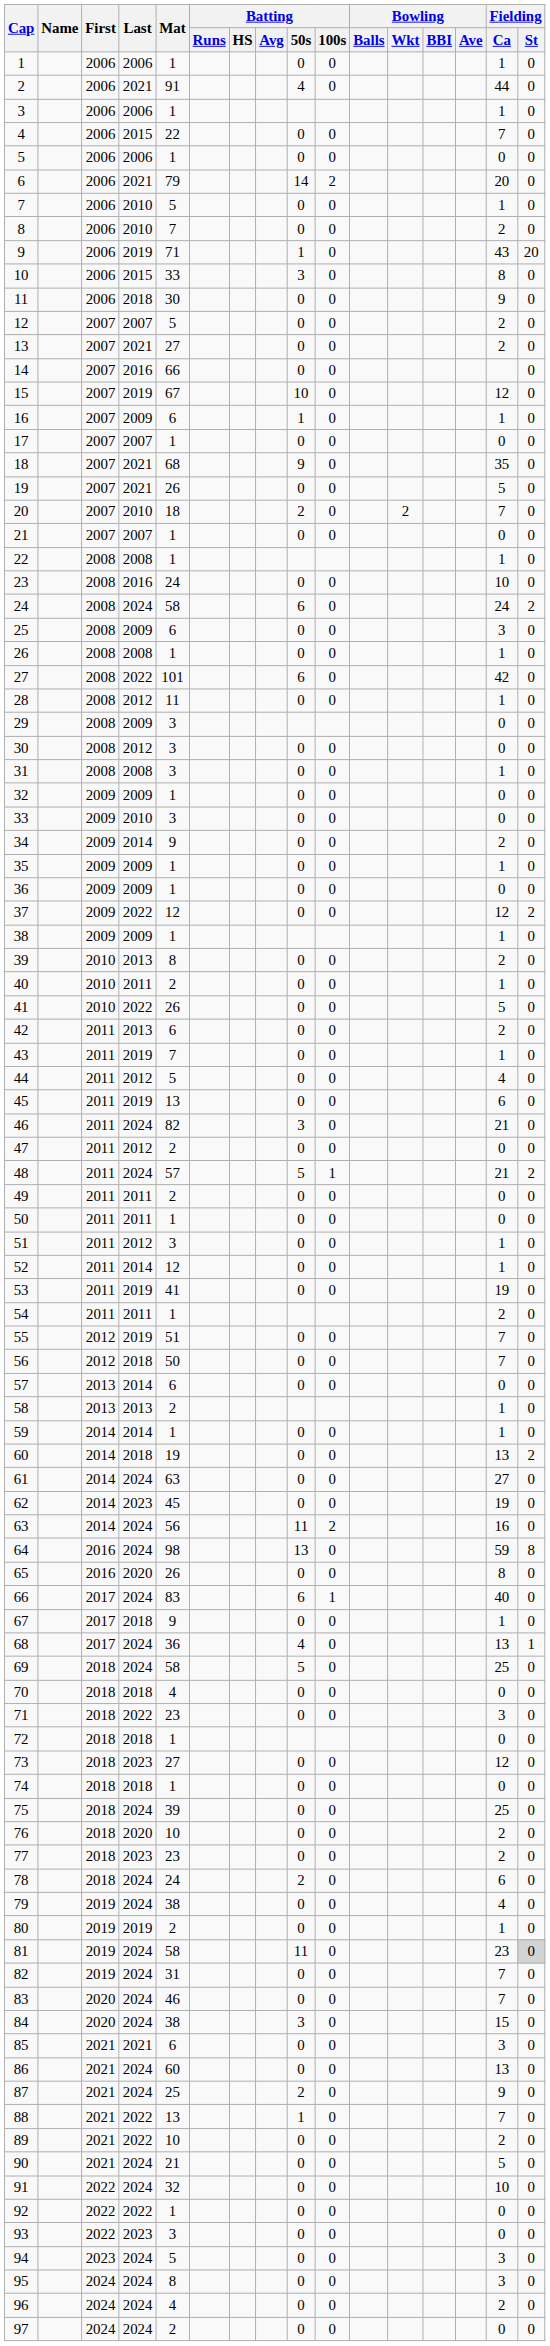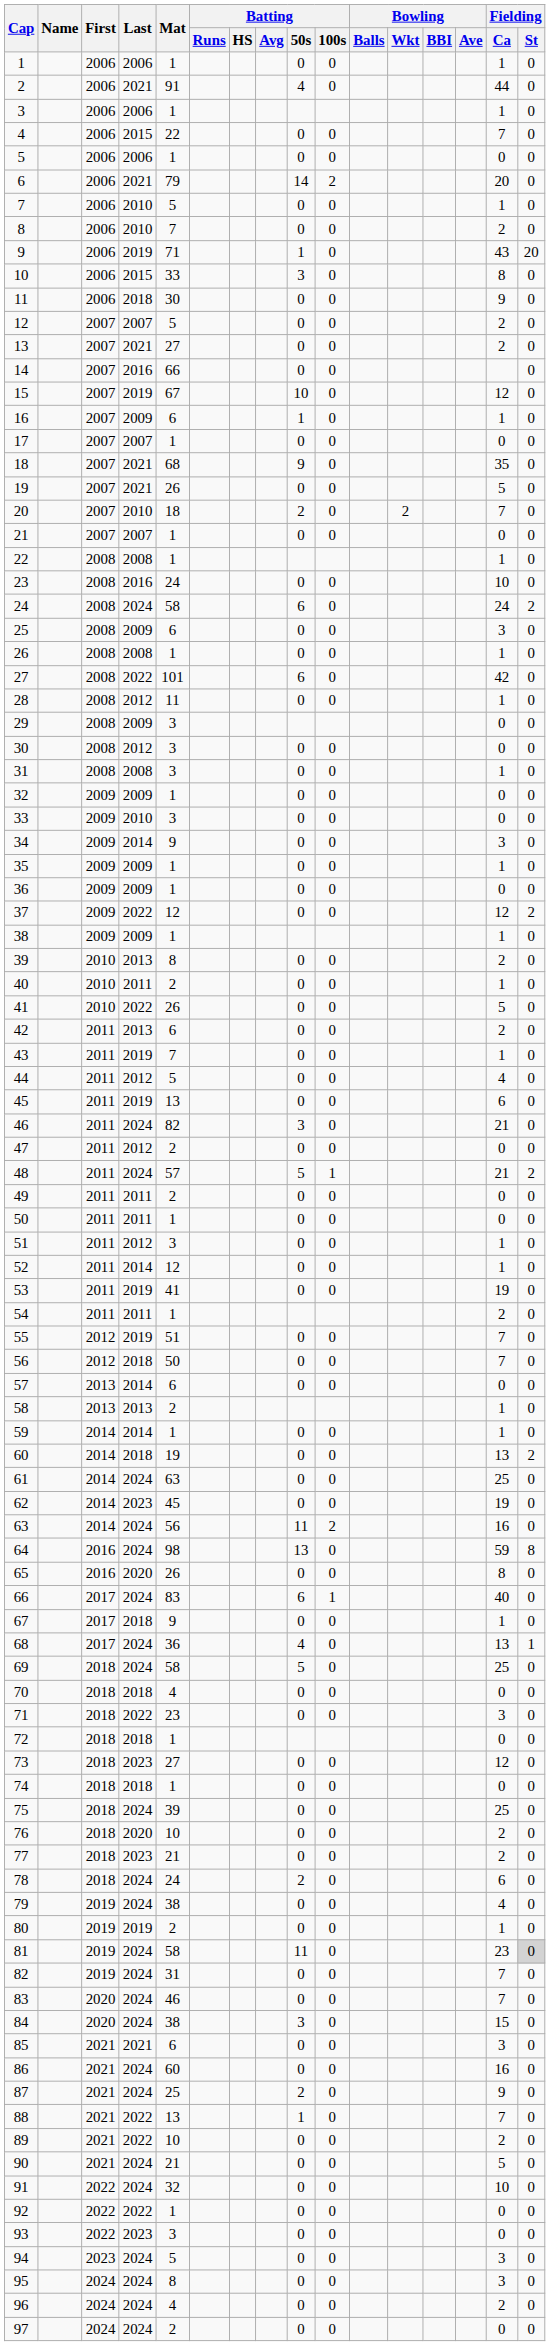(502, 842) 2 -> (502, 842) 3
(502, 1479) 27 -> (502, 1479) 25
(173, 1857) 23 -> (173, 1857) 21
(502, 2069) 13 -> (502, 2069) 16
